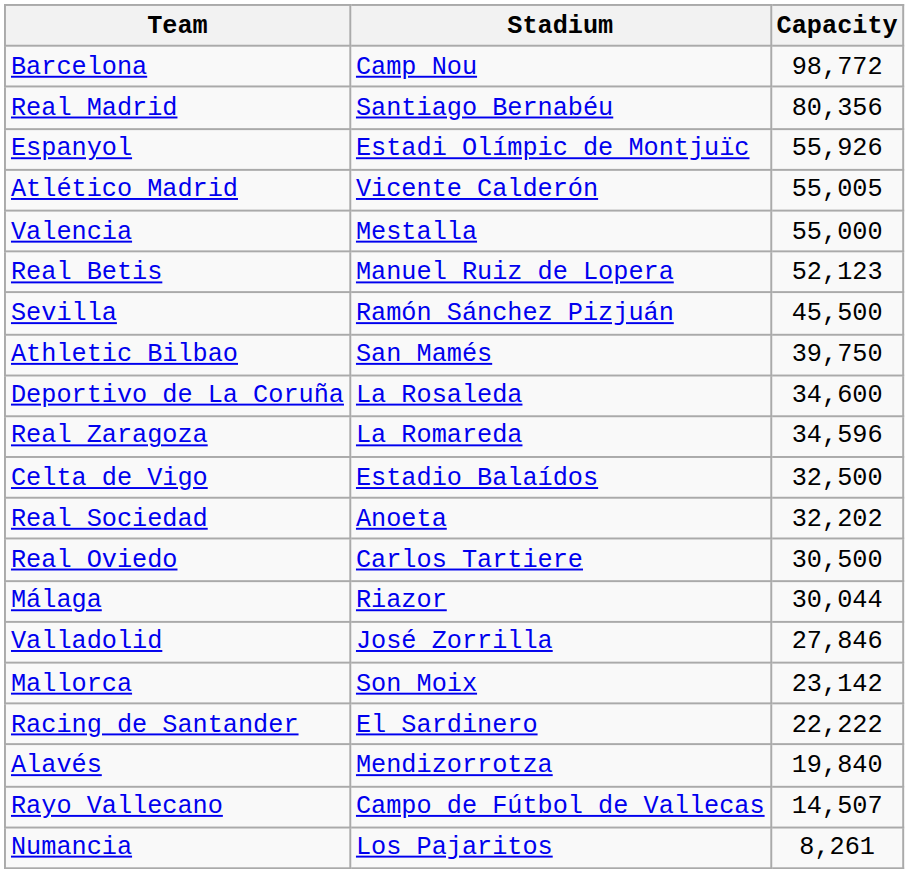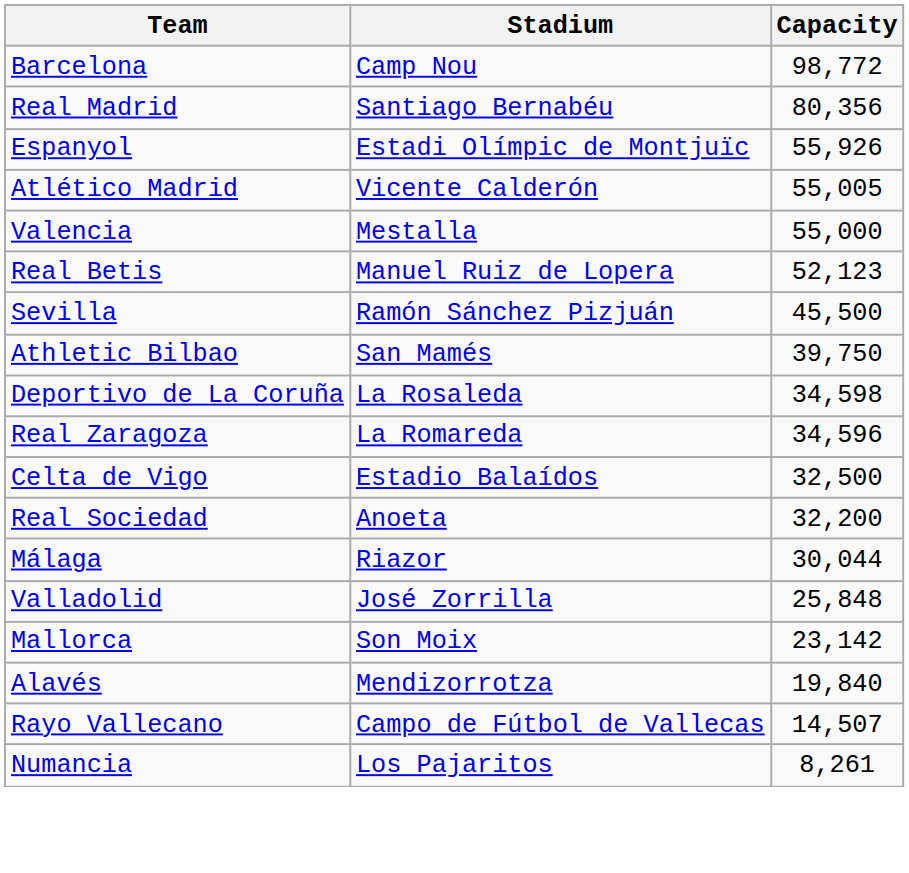(837, 395) 34,600 -> (837, 395) 34,598
(837, 519) 32,202 -> (837, 519) 32,200
- row: (94, 560)
(837, 642) 27,846 -> (837, 601) 25,848
- row: (155, 724)
